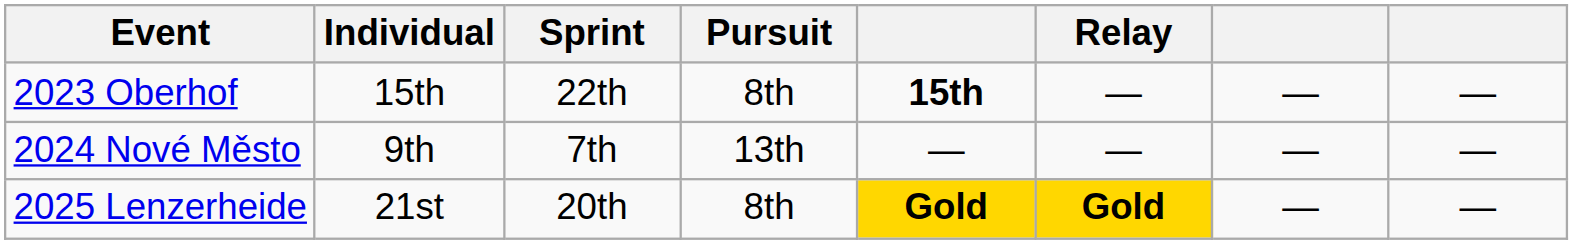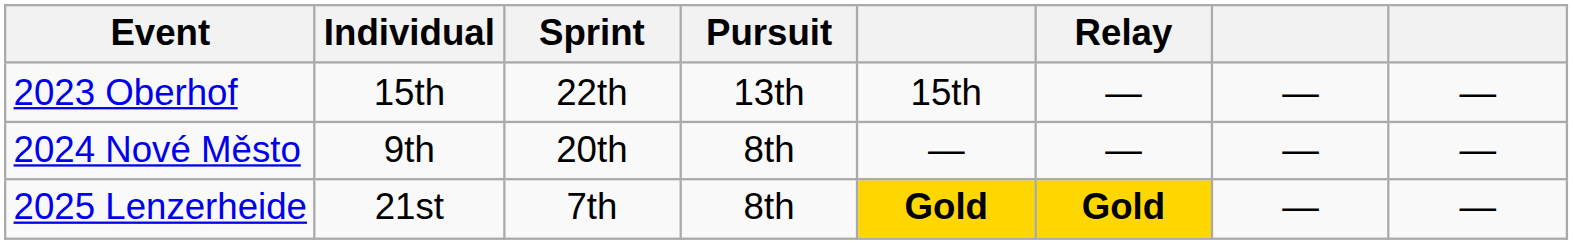(769, 91) 8th -> (769, 91) 13th
(946, 91) bold -> (946, 91) normal
(592, 149) 7th -> (592, 149) 20th
(769, 149) 13th -> (769, 149) 8th
(592, 207) 20th -> (592, 207) 7th
